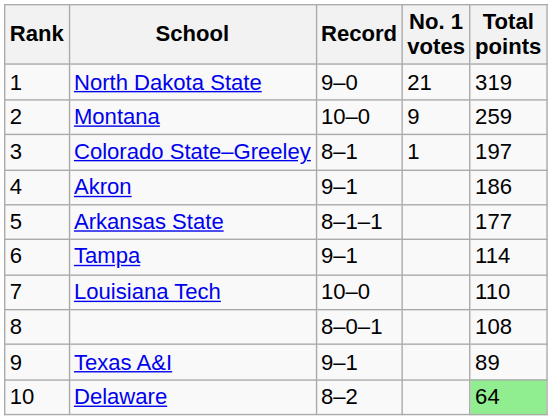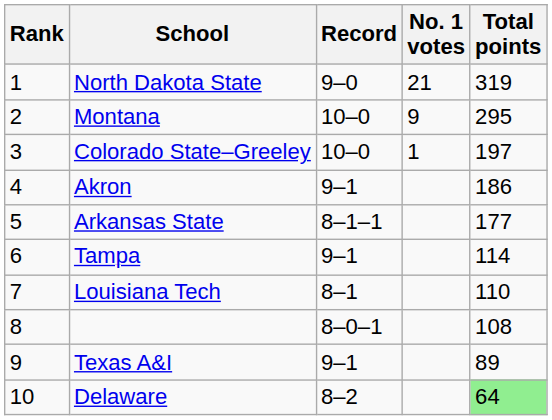(494, 116) 259 -> (494, 116) 295
(339, 151) 8–1 -> (346, 151) 10–0
(346, 291) 10–0 -> (339, 291) 8–1
